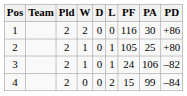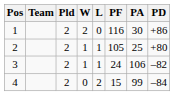- column: (99, 13)
